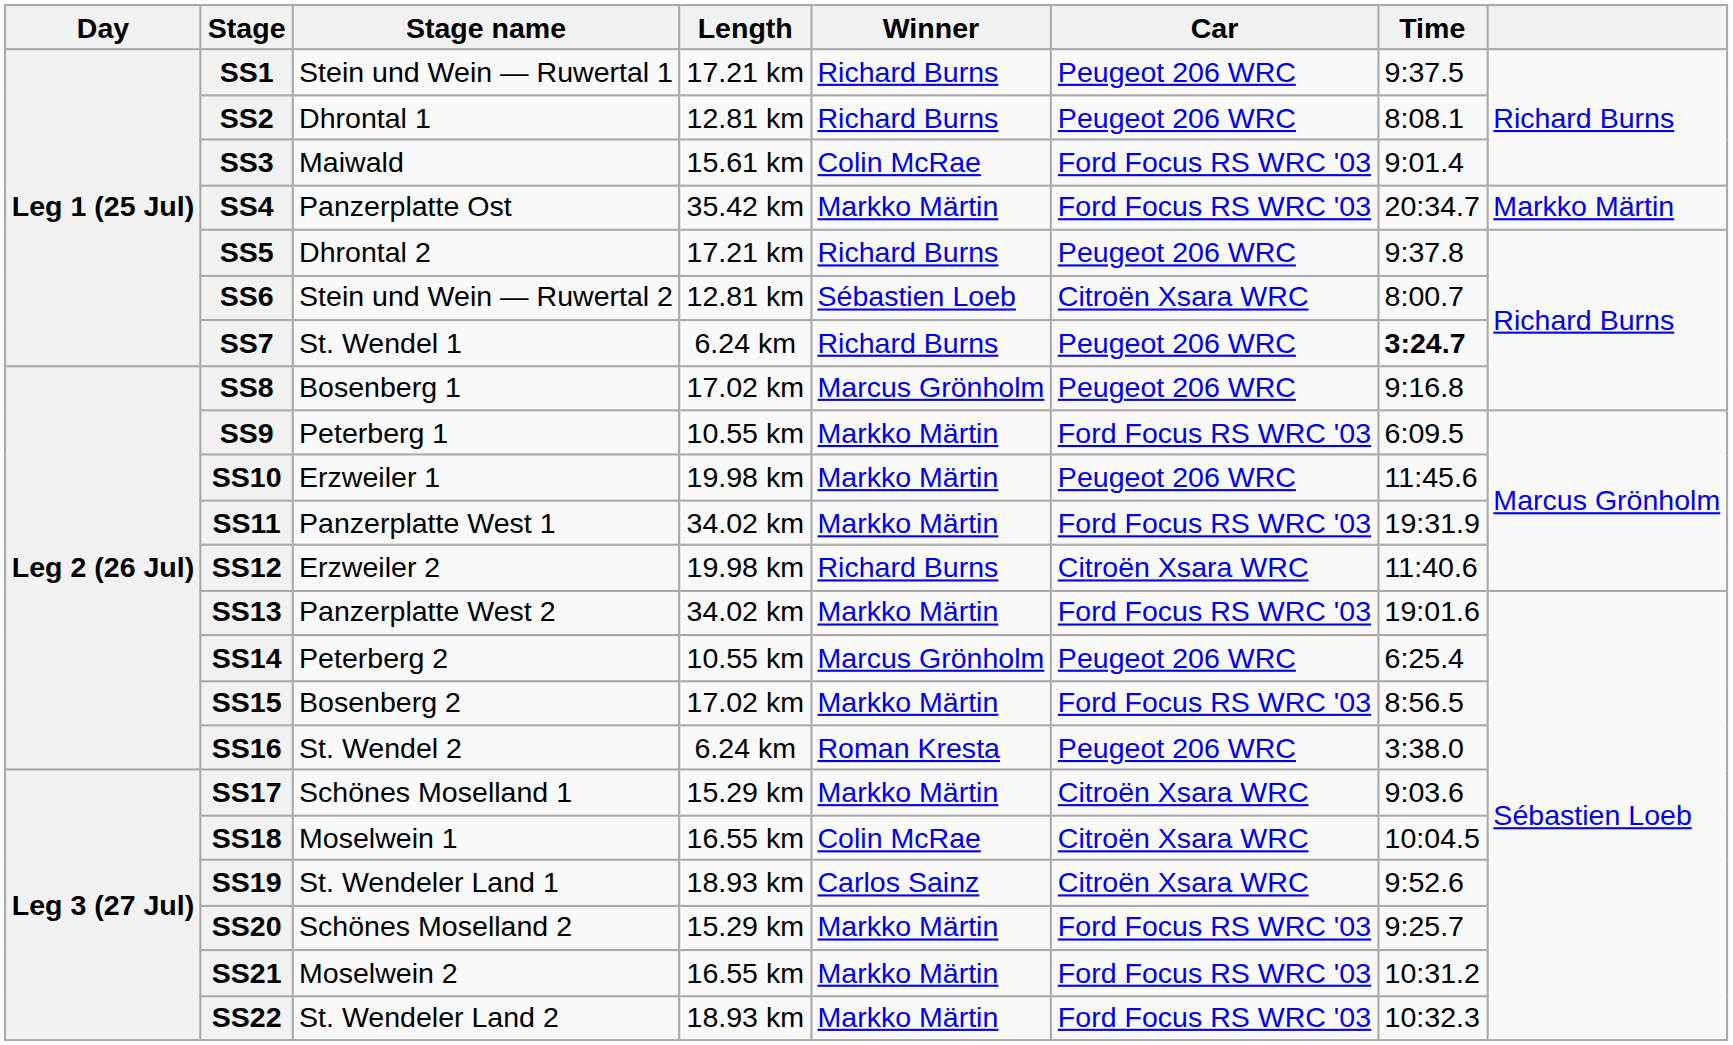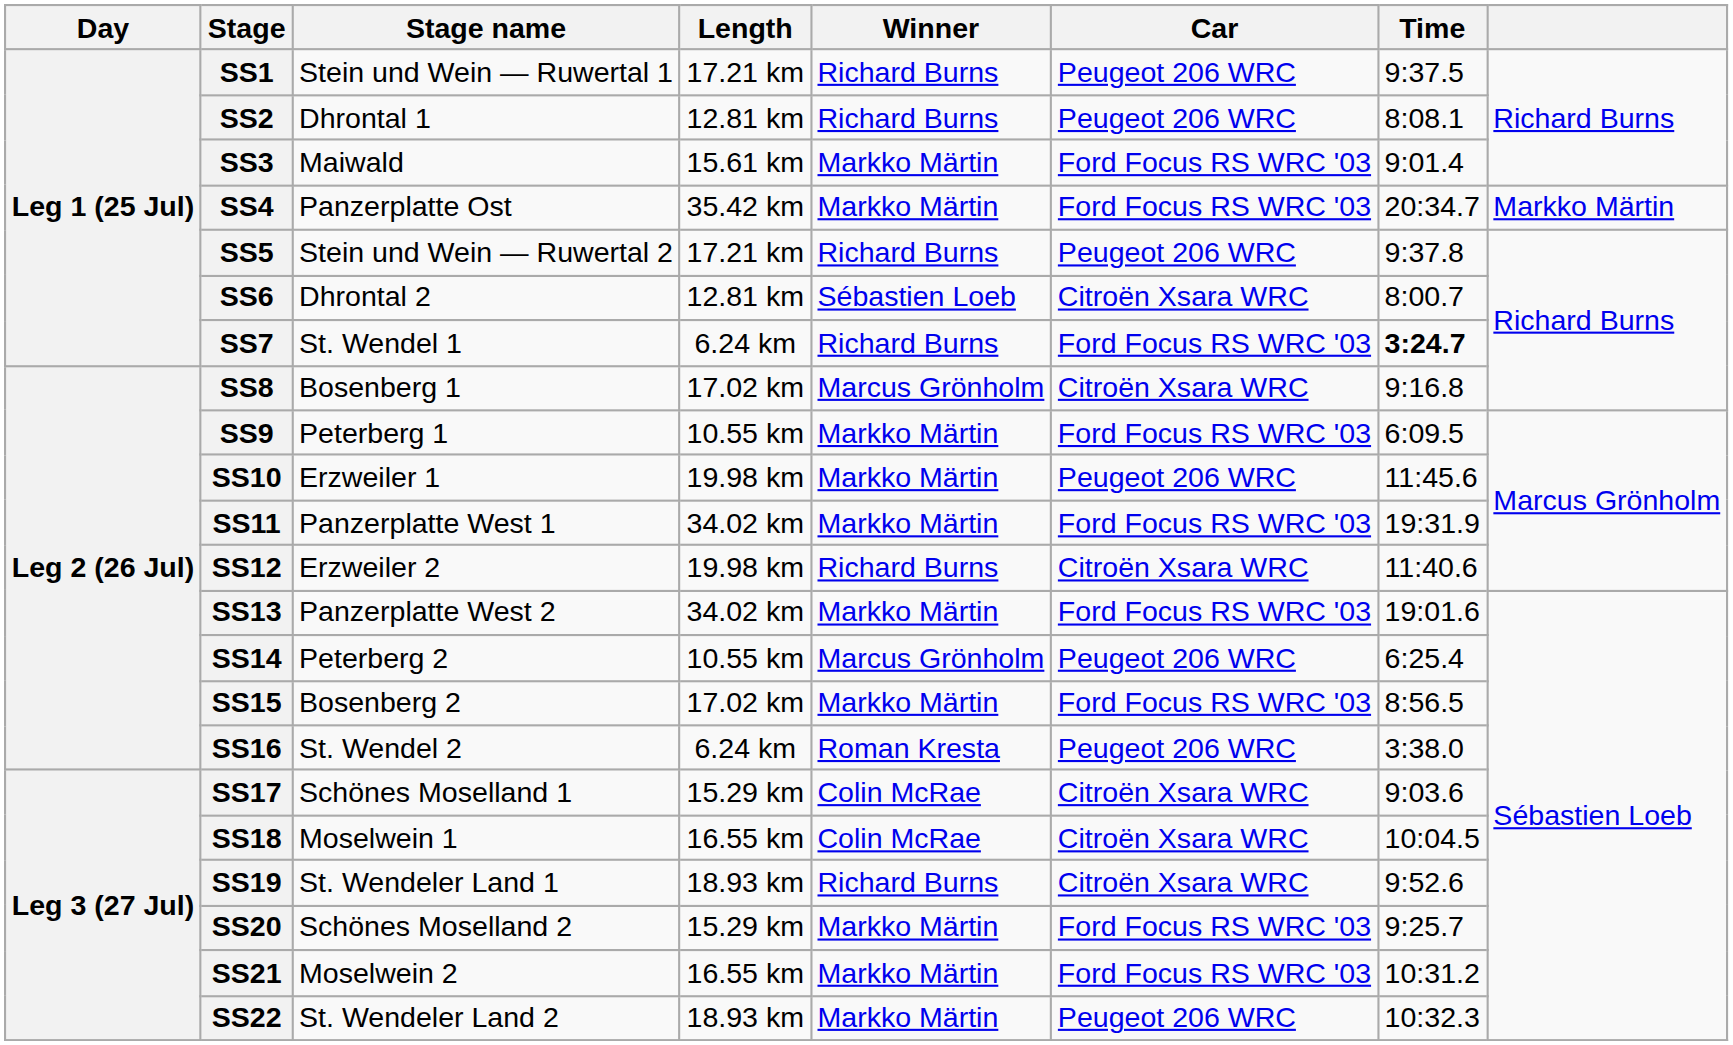(899, 162) Colin McRae -> (908, 162) Markko Märtin
(365, 252) Dhrontal 2 -> (486, 252) Stein und Wein — Ruwertal 2
(486, 297) Stein und Wein — Ruwertal 2 -> (365, 297) Dhrontal 2
(1177, 342) Peugeot 206 WRC -> (1214, 342) Ford Focus RS WRC '03
(1177, 387) Peugeot 206 WRC -> (1183, 387) Citroën Xsara WRC
(908, 792) Markko Märtin -> (899, 792) Colin McRae
(898, 883) Carlos Sainz -> (908, 883) Richard Burns
(1214, 1018) Ford Focus RS WRC '03 -> (1177, 1018) Peugeot 206 WRC
